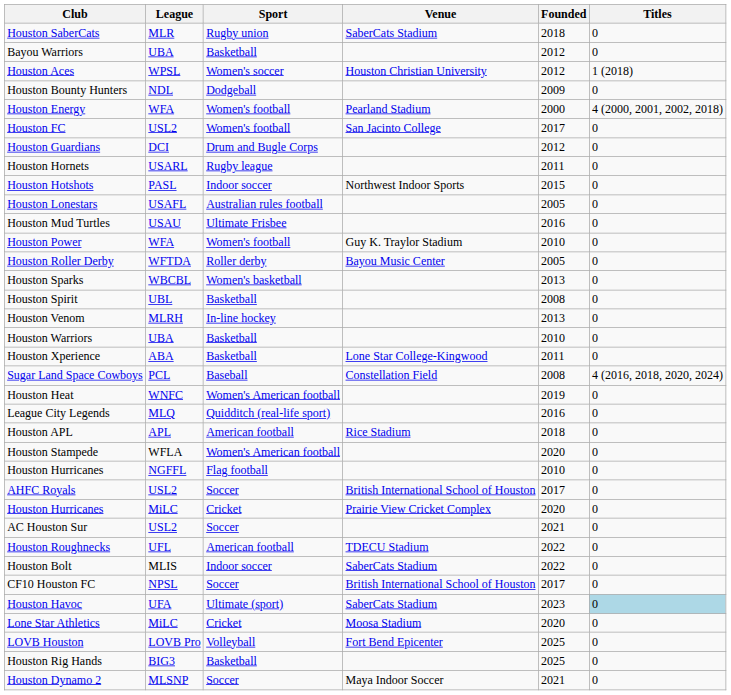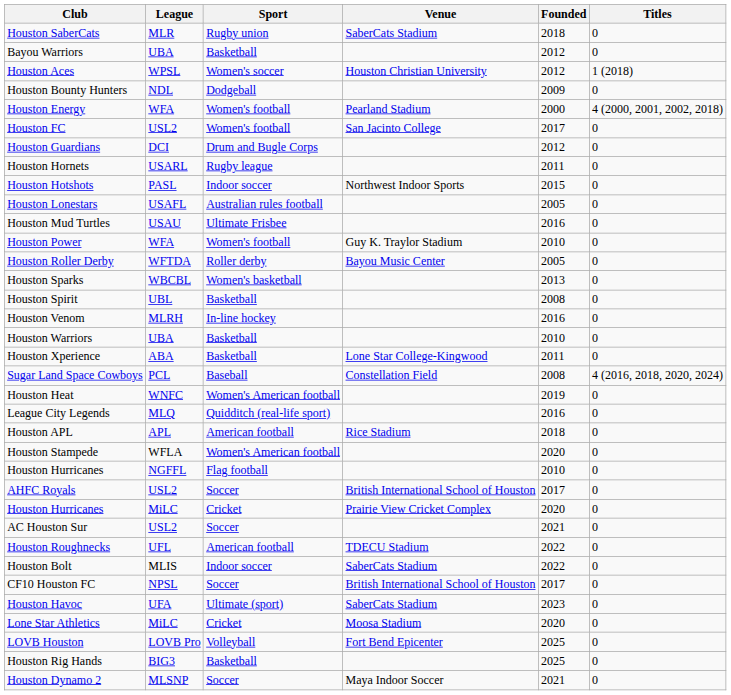(553, 318) 2013 -> (553, 318) 2016
(595, 603) lightblue background -> (595, 603) no background
